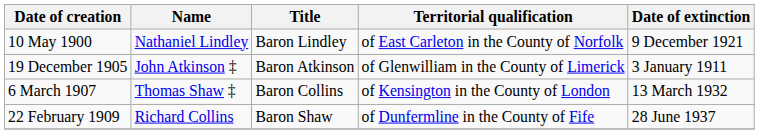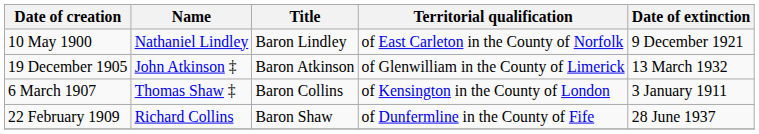(679, 66) 3 January 1911 -> (680, 66) 13 March 1932
(680, 91) 13 March 1932 -> (679, 91) 3 January 1911
